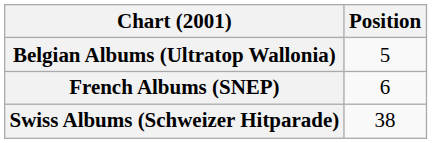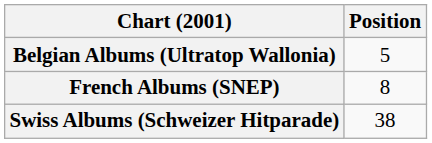(385, 87) 6 -> (385, 87) 8
